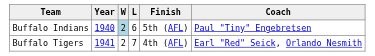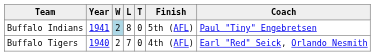+ column: (140, 12)
(105, 28) 1940 -> (99, 28) 1941
(134, 28) 6 -> (129, 28) 8
(105, 43) 1941 -> (99, 43) 1940
